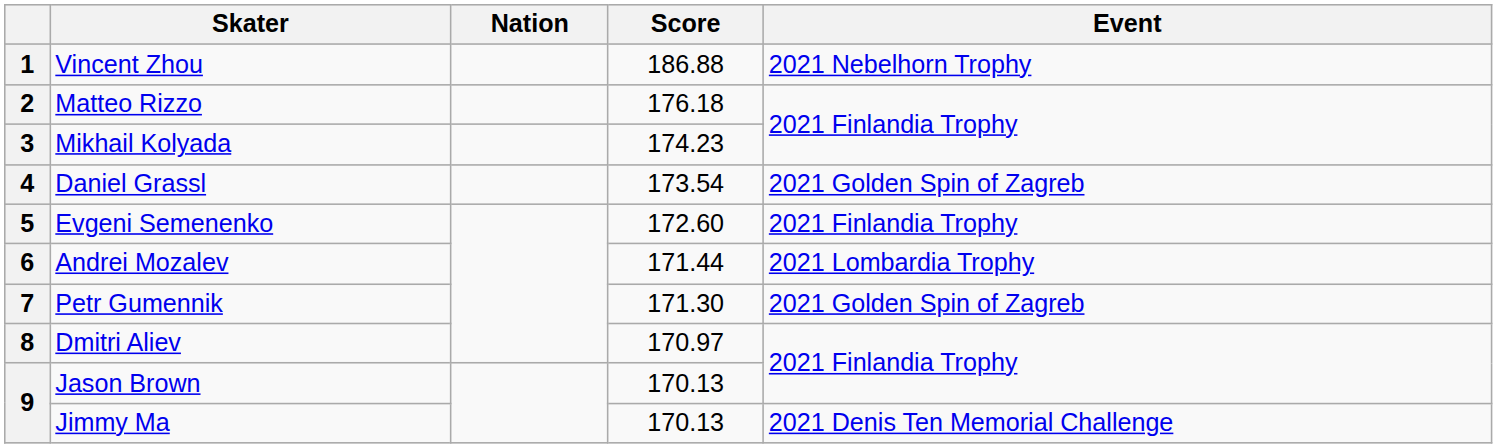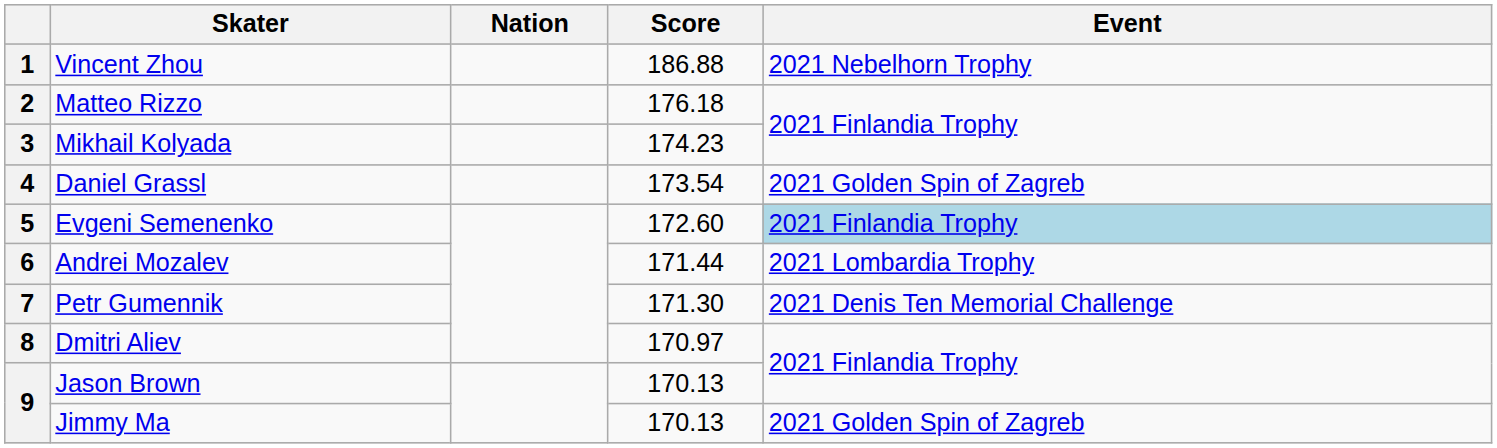(893, 223) no background -> (893, 223) lightblue background
(927, 303) 2021 Golden Spin of Zagreb -> (971, 303) 2021 Denis Ten Memorial Challenge
(971, 422) 2021 Denis Ten Memorial Challenge -> (927, 422) 2021 Golden Spin of Zagreb
